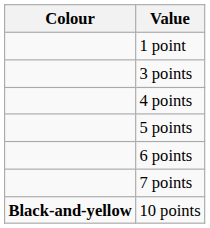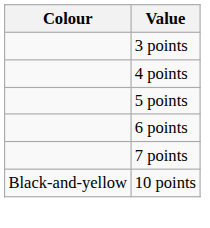- row: (163, 46)
(70, 209) bold -> (68, 182) normal
